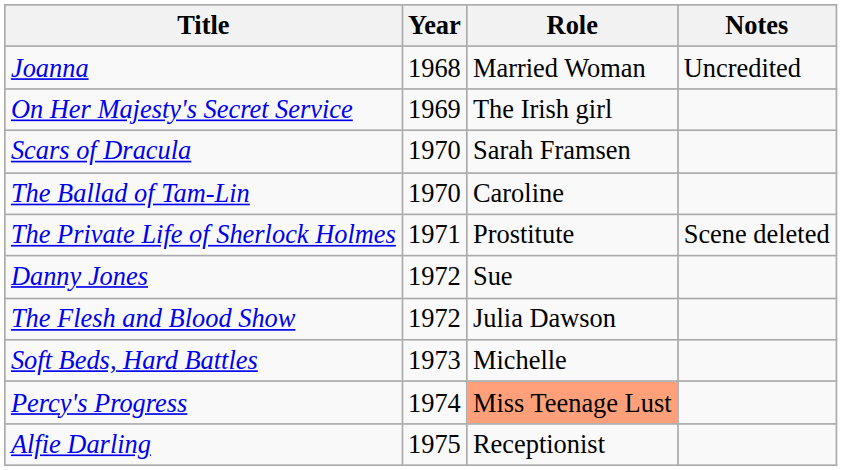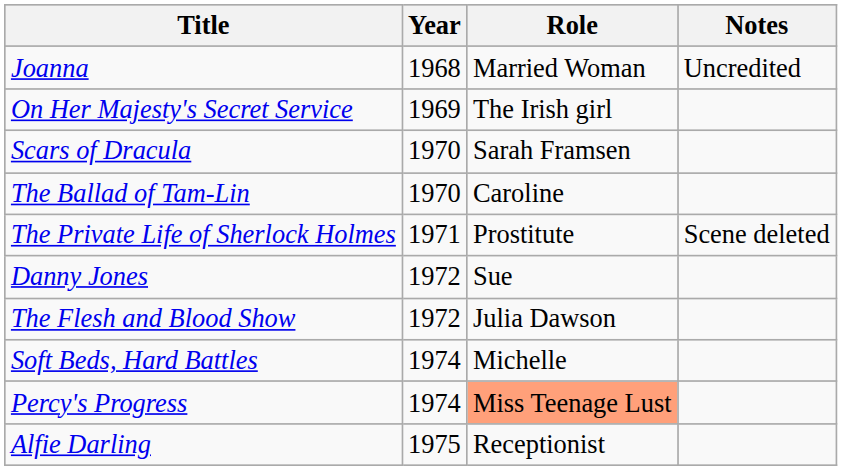(434, 360) 1973 -> (434, 360) 1974
